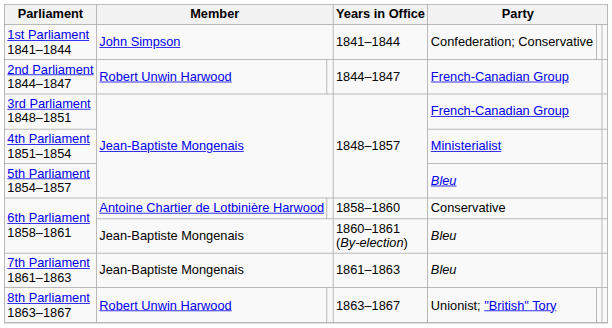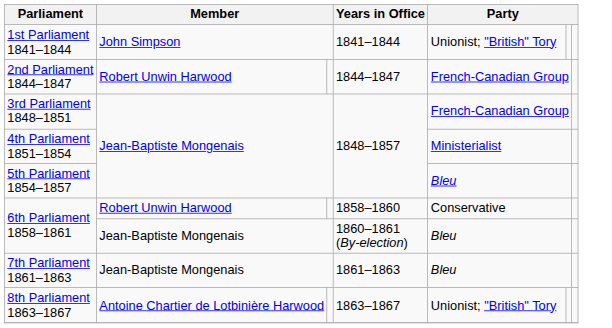(512, 42) Confederation; Conservative -> (494, 42) Unionist; "British" Tory
(212, 208) Antoine Chartier de Lotbinière Harwood -> (166, 208) Robert Unwin Harwood
(166, 305) Robert Unwin Harwood -> (212, 305) Antoine Chartier de Lotbinière Harwood
